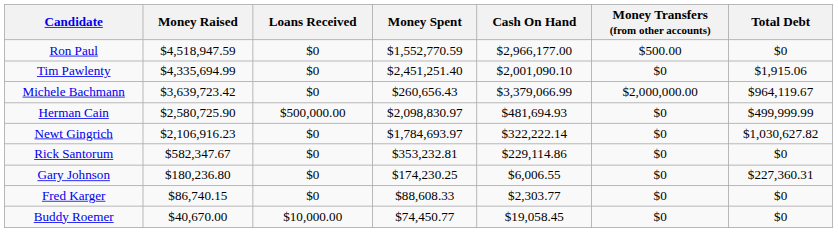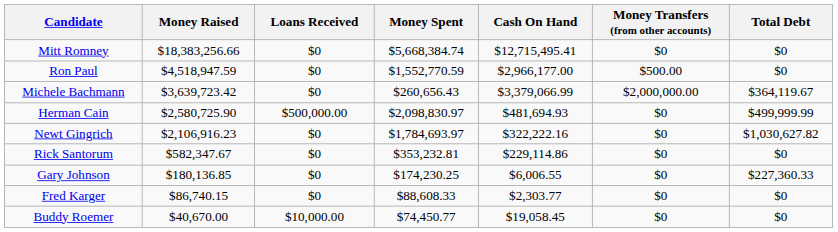+ row: (73, 50)
- row: (74, 71)
(781, 92) $964,119.67 -> (781, 92) $364,119.67
(534, 133) $322,222.14 -> (535, 133) $322,222.16
(198, 175) $180,236.80 -> (199, 175) $180,136.85
(781, 175) $227,360.31 -> (781, 175) $227,360.33
